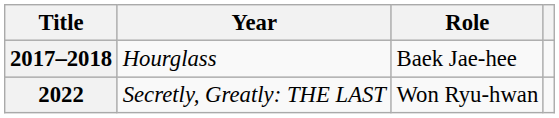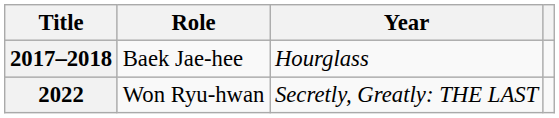columns swapped: (254, 22) <-> (467, 22)
